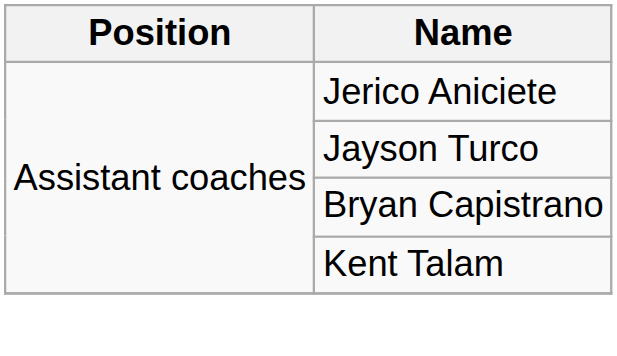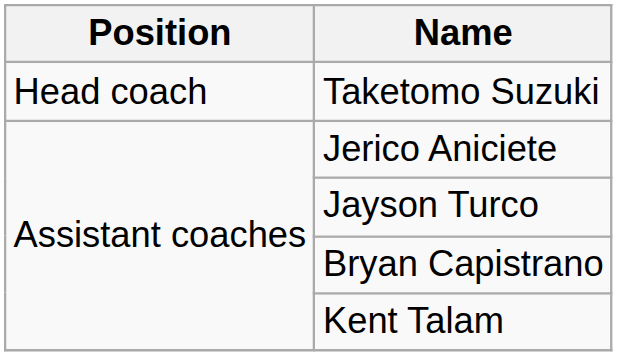+ row: (461, 90)
